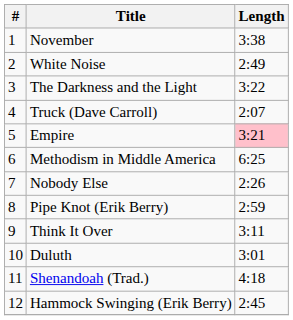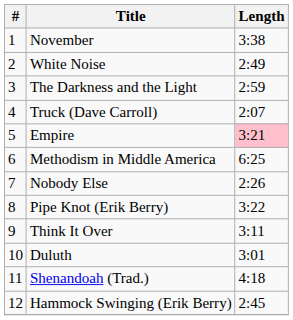(252, 87) 3:22 -> (252, 87) 2:59
(252, 207) 2:59 -> (252, 207) 3:22
